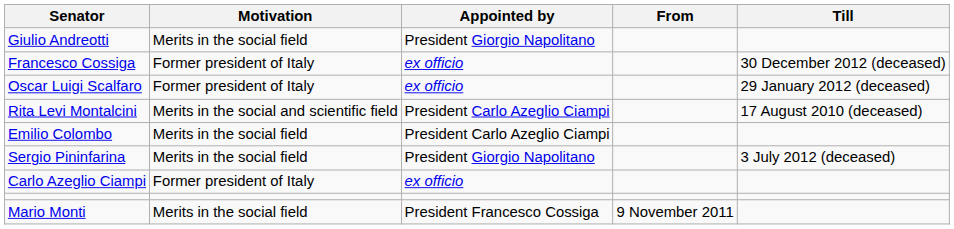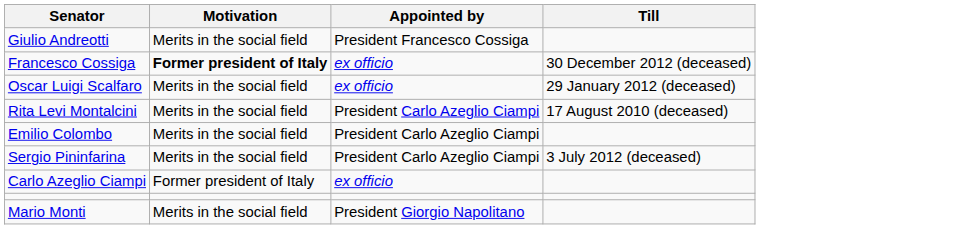- column: (675, 16)
(500, 39) President Giorgio Napolitano -> (431, 39) President Francesco Cossiga
(234, 63) normal -> (240, 63) bold
(234, 87) Former president of Italy -> (230, 87) Merits in the social field
(275, 110) Merits in the social and scientific field -> (230, 110) Merits in the social field
(500, 157) President Giorgio Napolitano -> (437, 157) President Carlo Azeglio Ciampi
(502, 211) President Francesco Cossiga -> (429, 211) President Giorgio Napolitano
